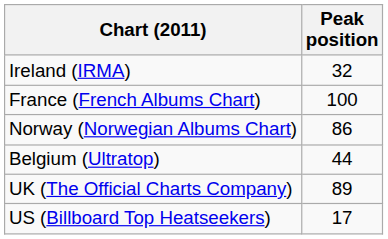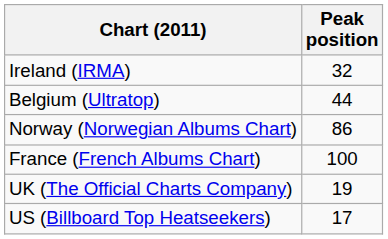rows swapped: (84, 159) <-> (135, 99)
(342, 188) 89 -> (342, 188) 19
